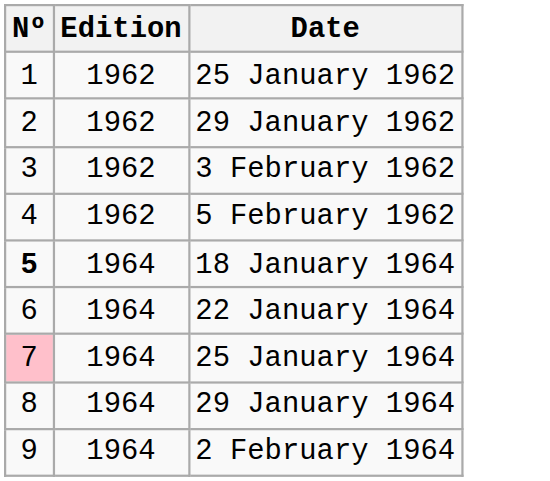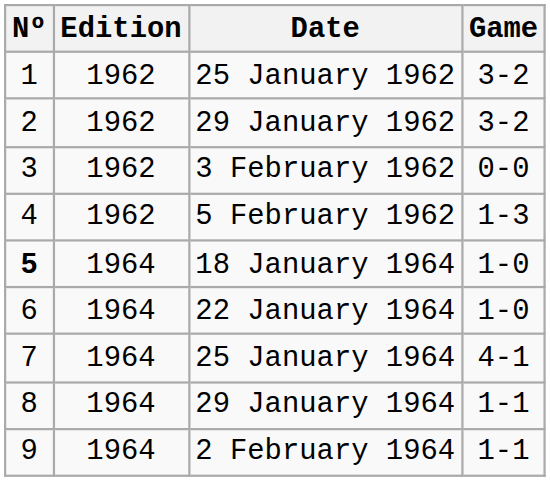+ column: (504, 29)
(29, 358) pink background -> (29, 358) no background
